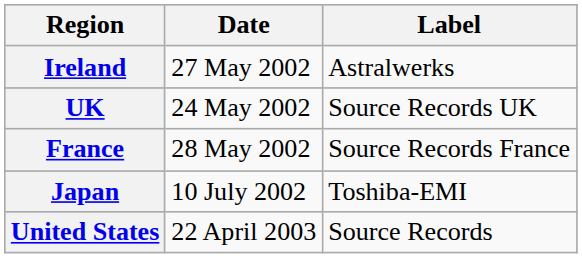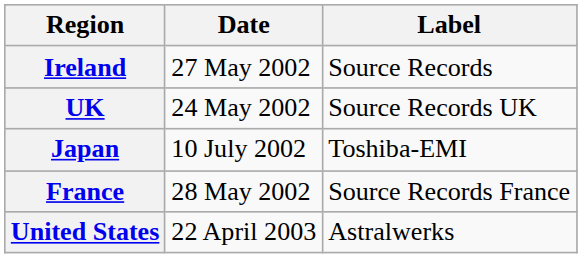(391, 66) Astralwerks -> (410, 66) Source Records
rows swapped: (85, 149) <-> (85, 190)
(410, 231) Source Records -> (391, 231) Astralwerks
